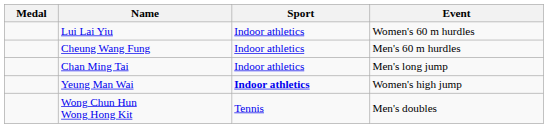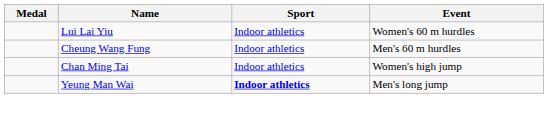(410, 66) Men's long jump -> (417, 66) Women's high jump
(417, 84) Women's high jump -> (410, 84) Men's long jump
- row: (99, 108)
